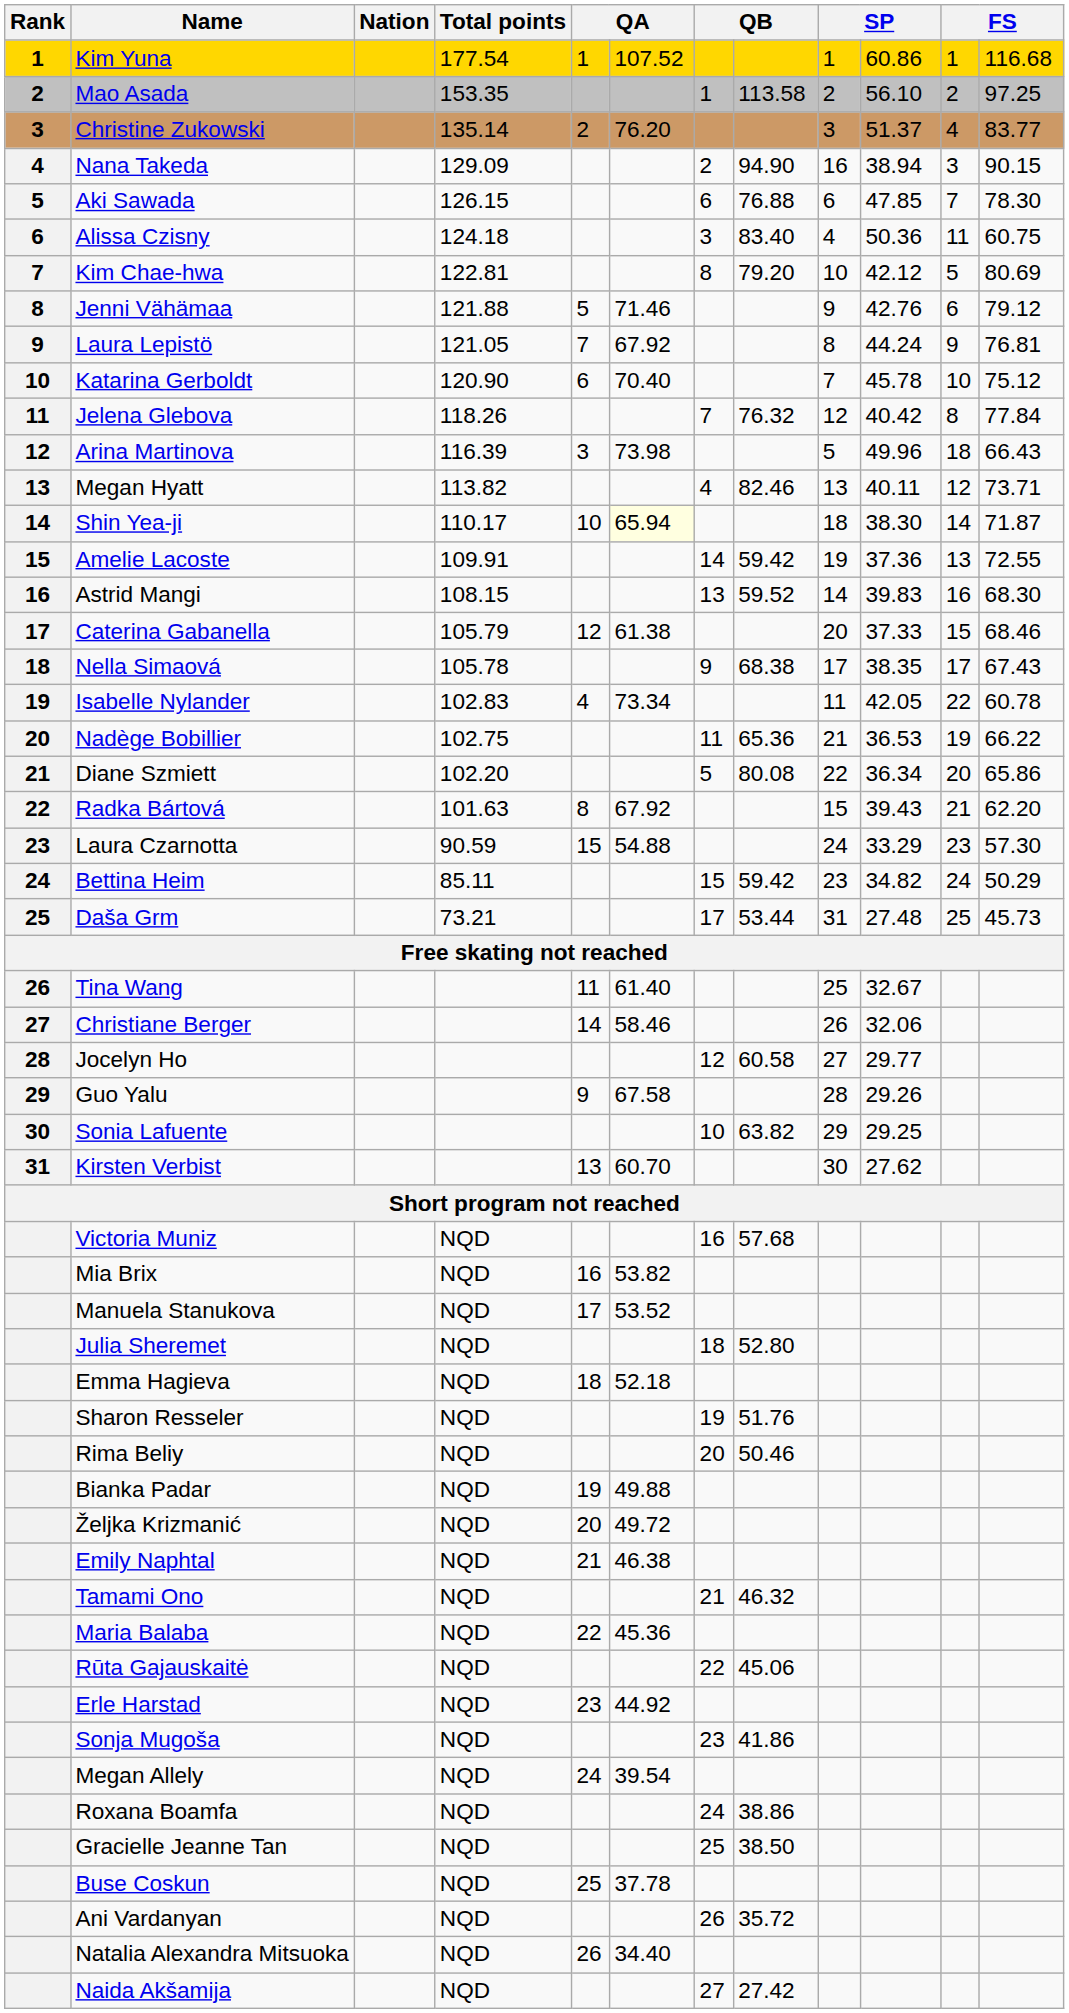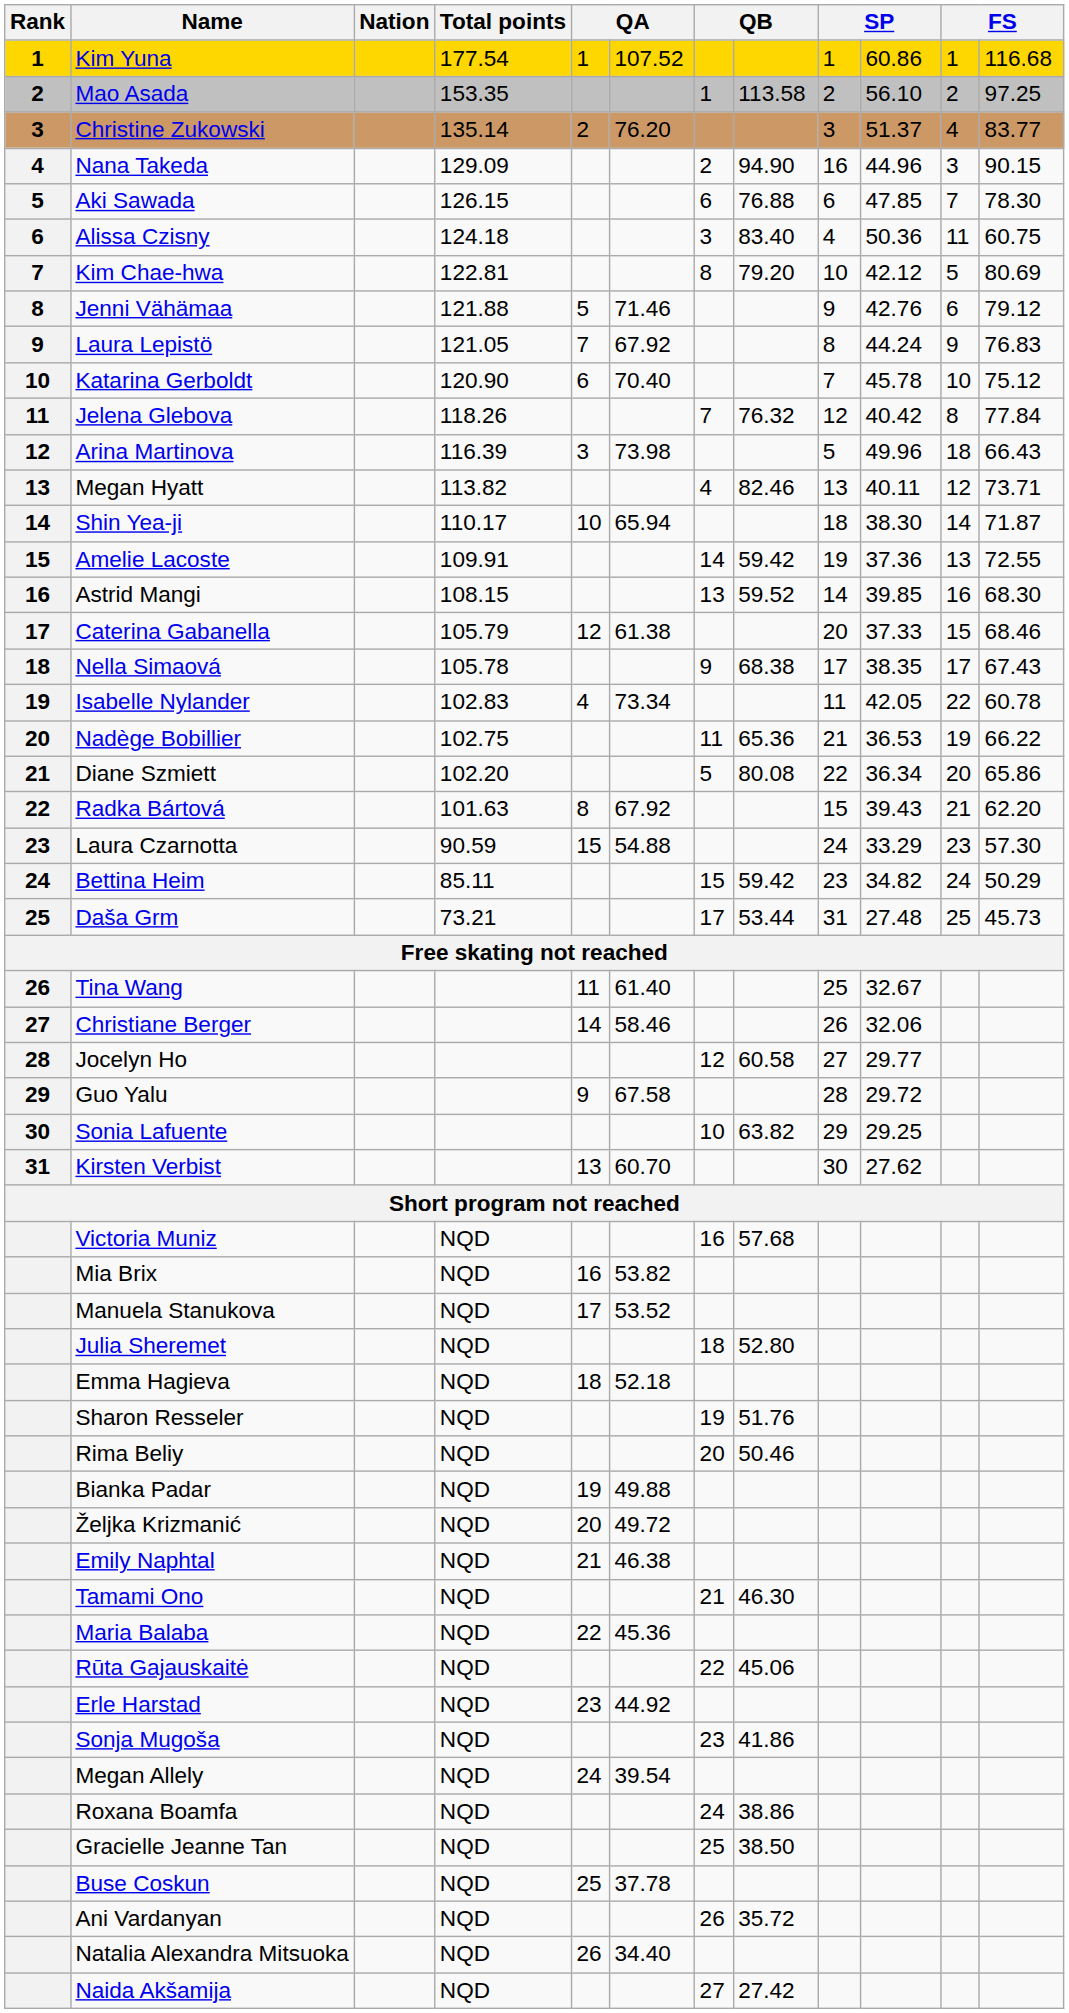(894, 165) 38.94 -> (894, 165) 44.96
(1013, 344) 76.81 -> (1013, 344) 76.83
(643, 523) lightyellow background -> (643, 523) no background
(894, 594) 39.83 -> (894, 594) 39.85
(894, 1095) 29.26 -> (894, 1095) 29.72
(766, 1596) 46.32 -> (766, 1596) 46.30
